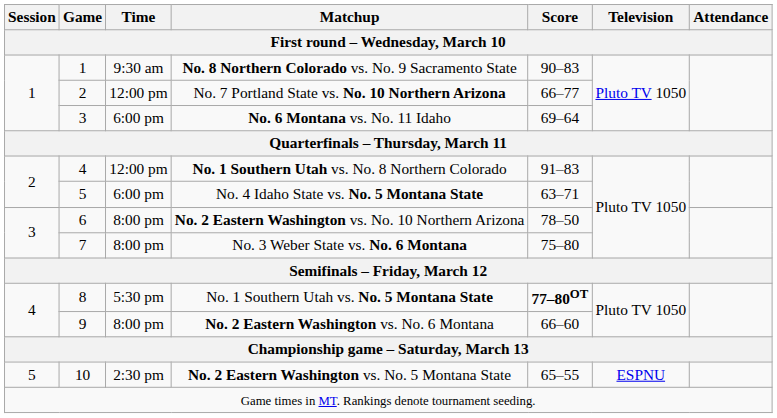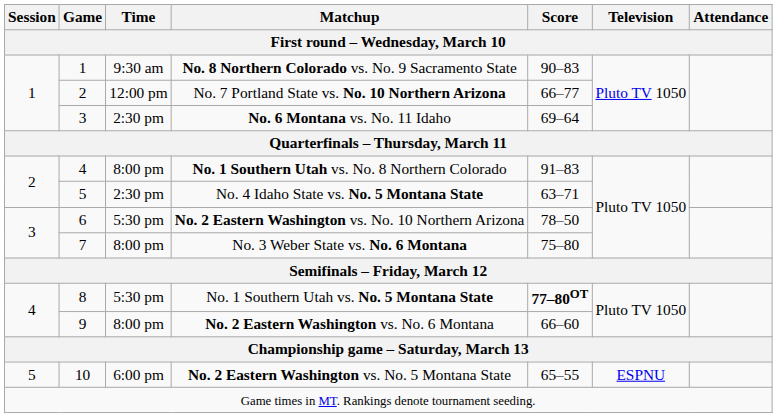(138, 118) 6:00 pm -> (138, 118) 2:30 pm
(138, 169) 12:00 pm -> (138, 169) 8:00 pm
(138, 194) 6:00 pm -> (138, 194) 2:30 pm
(138, 219) 8:00 pm -> (138, 219) 5:30 pm
(138, 374) 2:30 pm -> (138, 374) 6:00 pm
